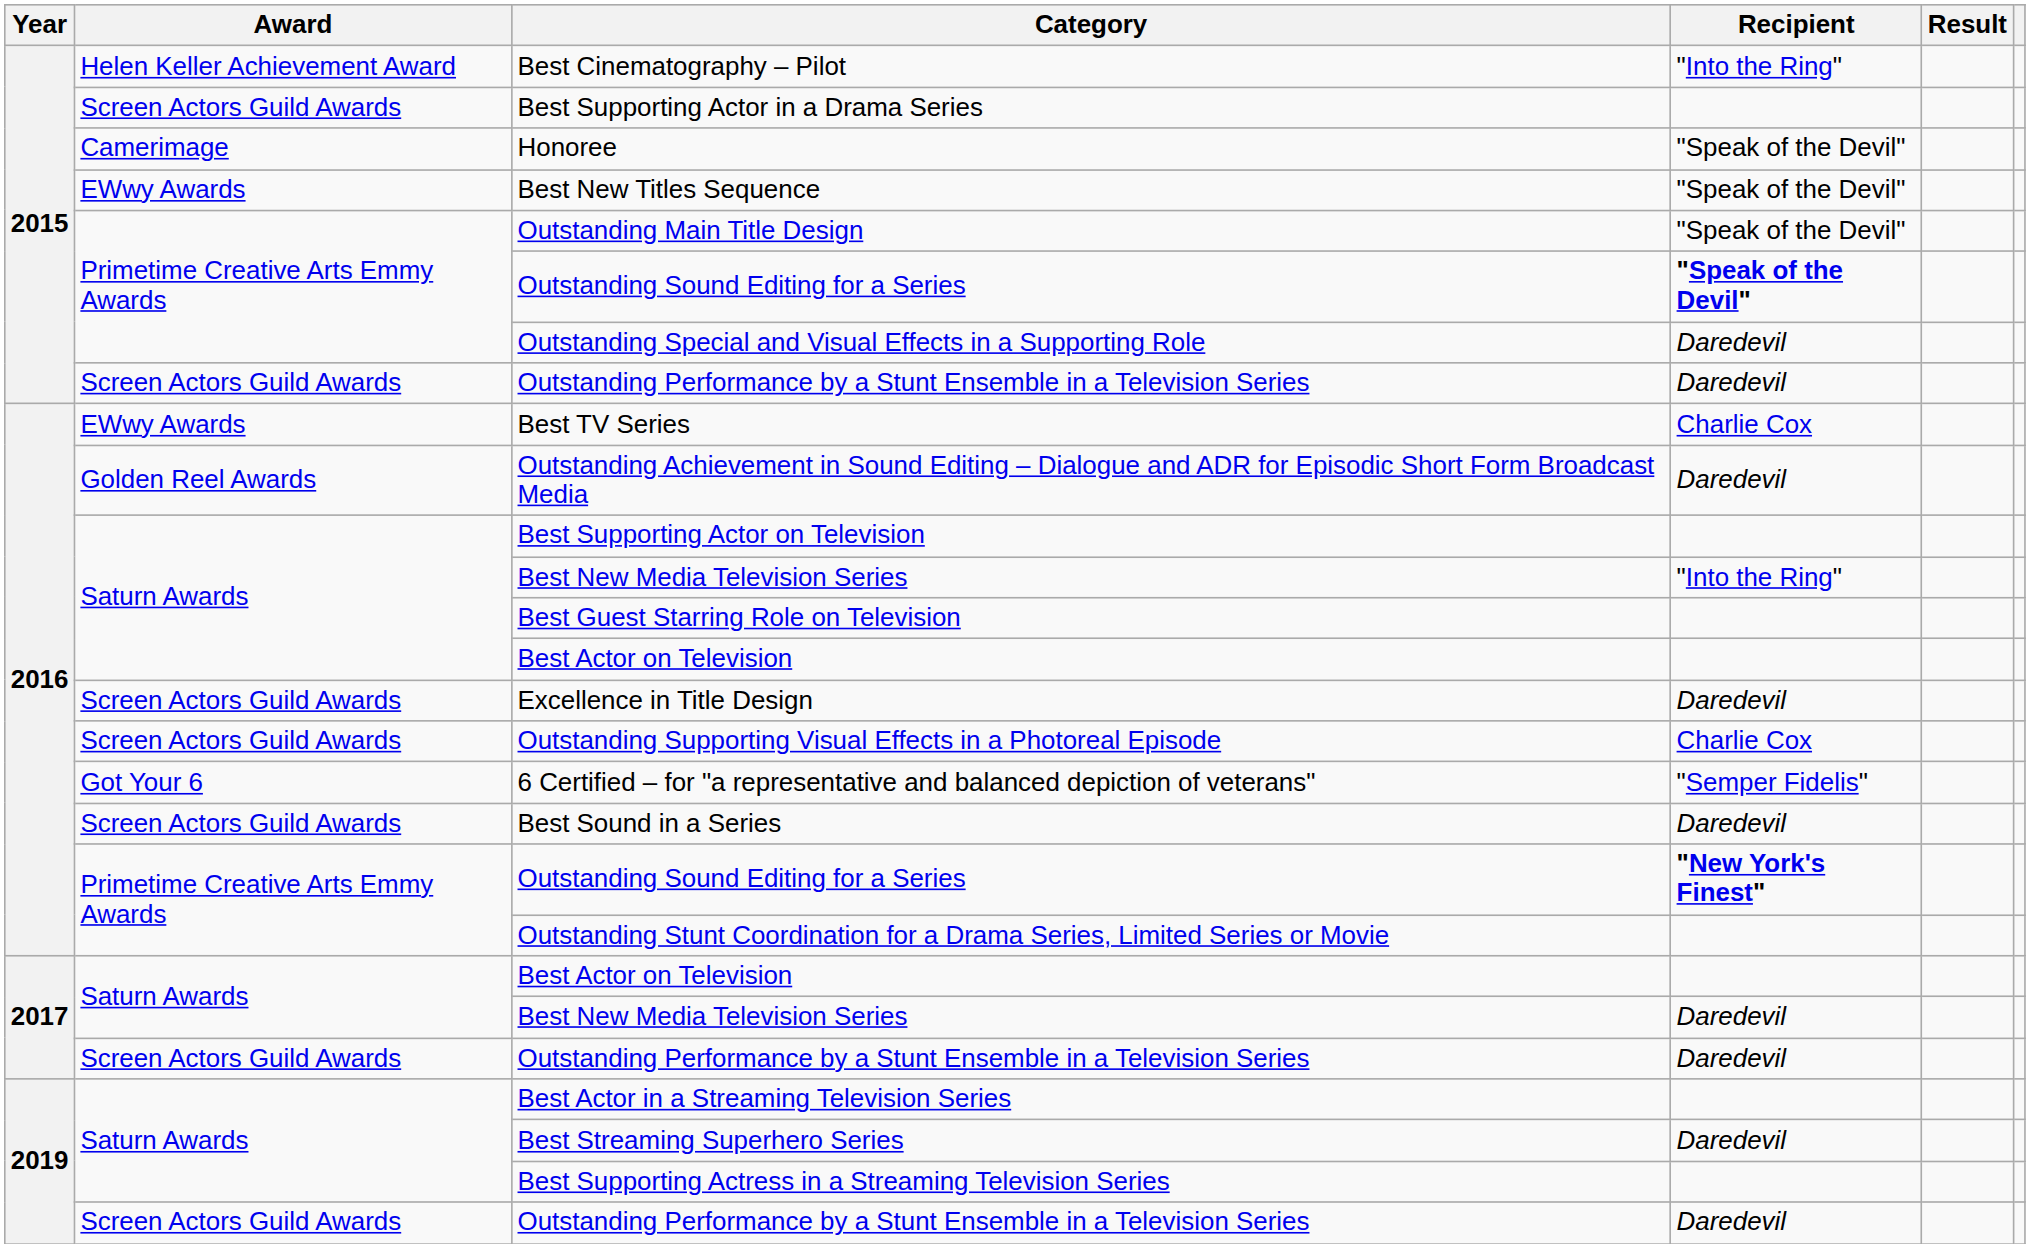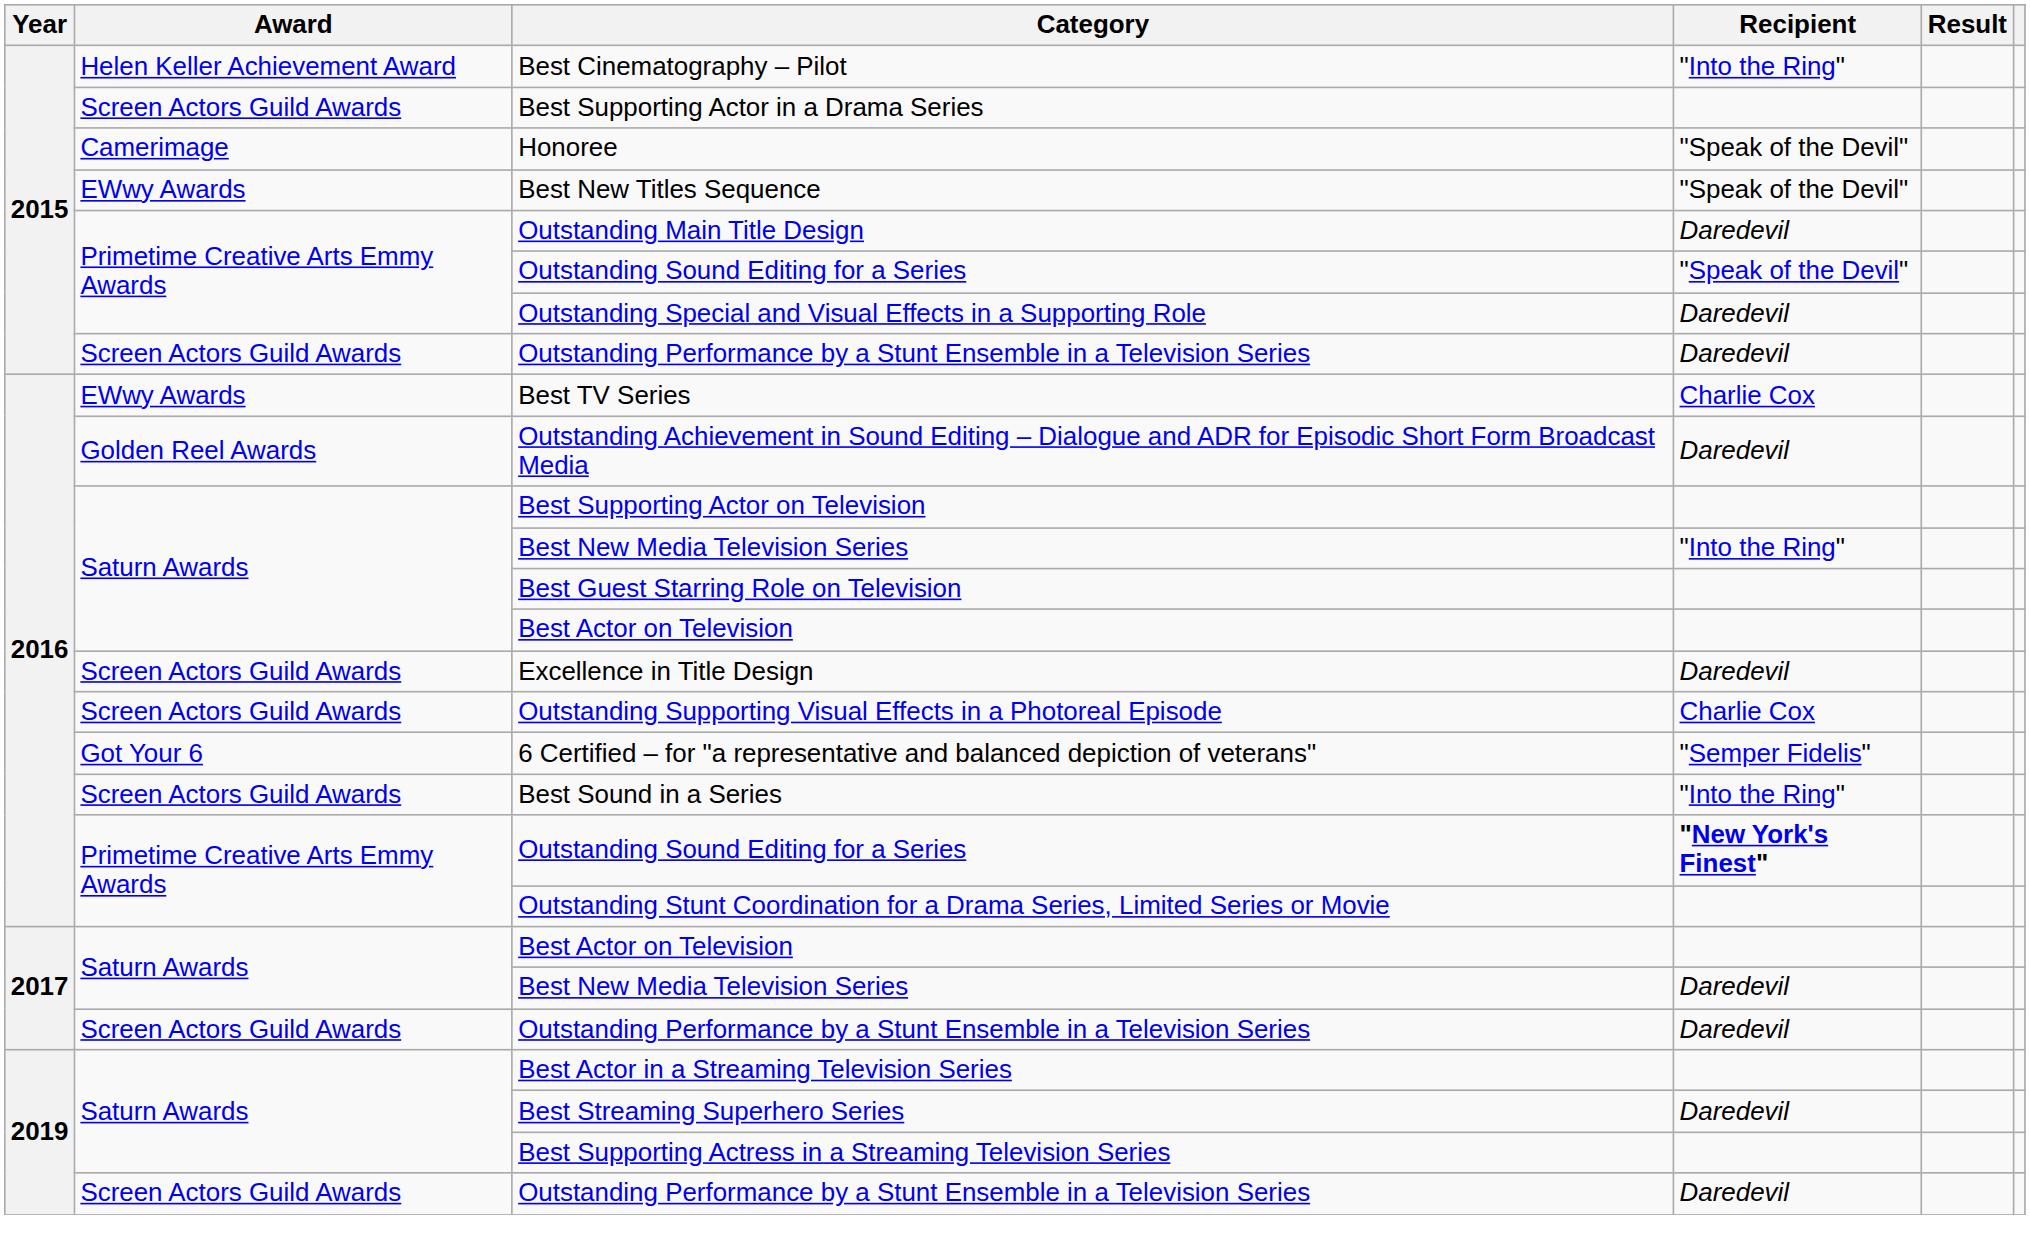(1791, 230) "Speak of the Devil" -> (1734, 230) Daredevil
(1760, 286) bold -> (1794, 271) normal
(1731, 823) Daredevil -> (1762, 794) "Into the Ring"
